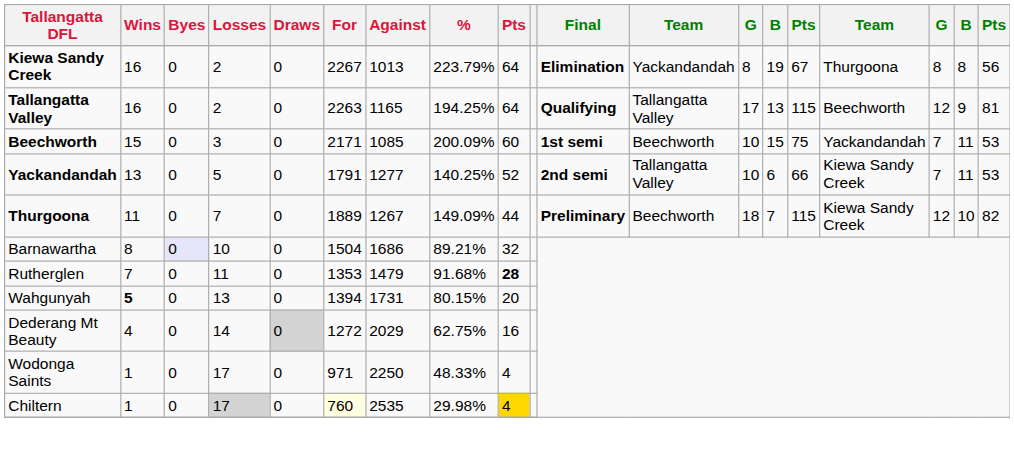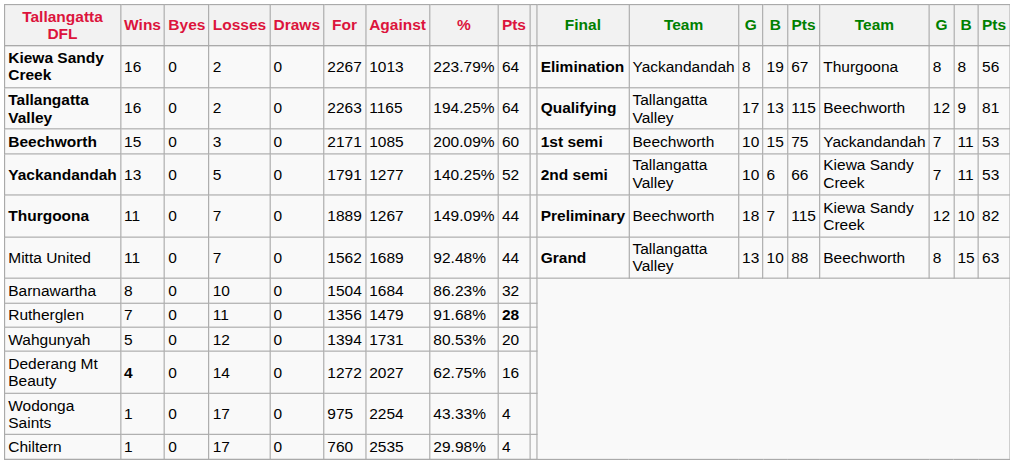+ row: (50, 257)
(173, 249) lavender background -> (173, 290) no background
(386, 249) 1686 -> (386, 290) 1684
(460, 249) 89.21% -> (460, 290) 86.23%
(345, 273) 1353 -> (345, 314) 1356
(128, 297) bold -> (128, 339) normal
(221, 297) 13 -> (221, 339) 12
(460, 297) 80.15% -> (460, 339) 80.53%
(128, 330) normal -> (128, 372) bold
(278, 330) lightgrey background -> (278, 372) no background
(386, 330) 2029 -> (386, 372) 2027
(340, 372) 971 -> (340, 413) 975
(386, 372) 2250 -> (386, 413) 2254
(460, 372) 48.33% -> (460, 413) 43.33%
(221, 405) lightgrey background -> (221, 446) no background
(340, 405) lightyellow background -> (340, 446) no background
(506, 405) gold background -> (506, 446) no background
